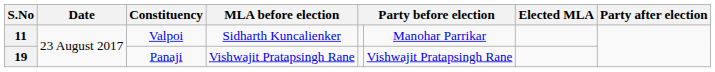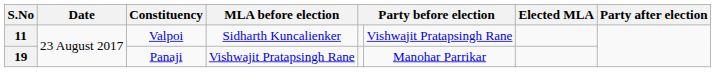(440, 35) Manohar Parrikar -> (440, 35) Vishwajit Pratapsingh Rane
(440, 56) Vishwajit Pratapsingh Rane -> (440, 56) Manohar Parrikar
